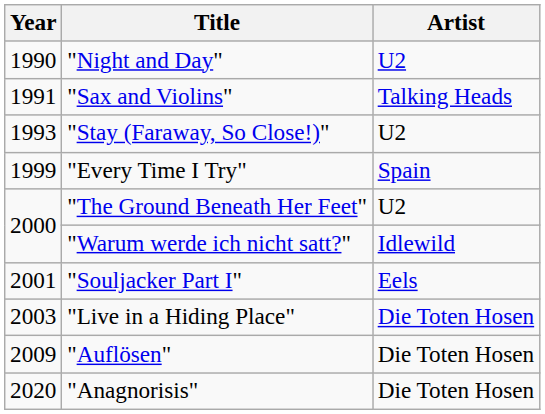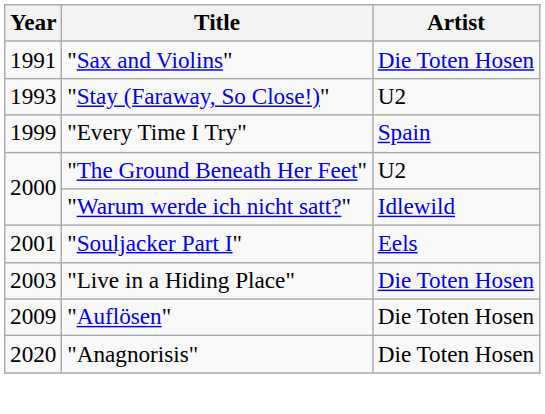- row: (145, 59)
(445, 96) Talking Heads -> (456, 59) Die Toten Hosen
